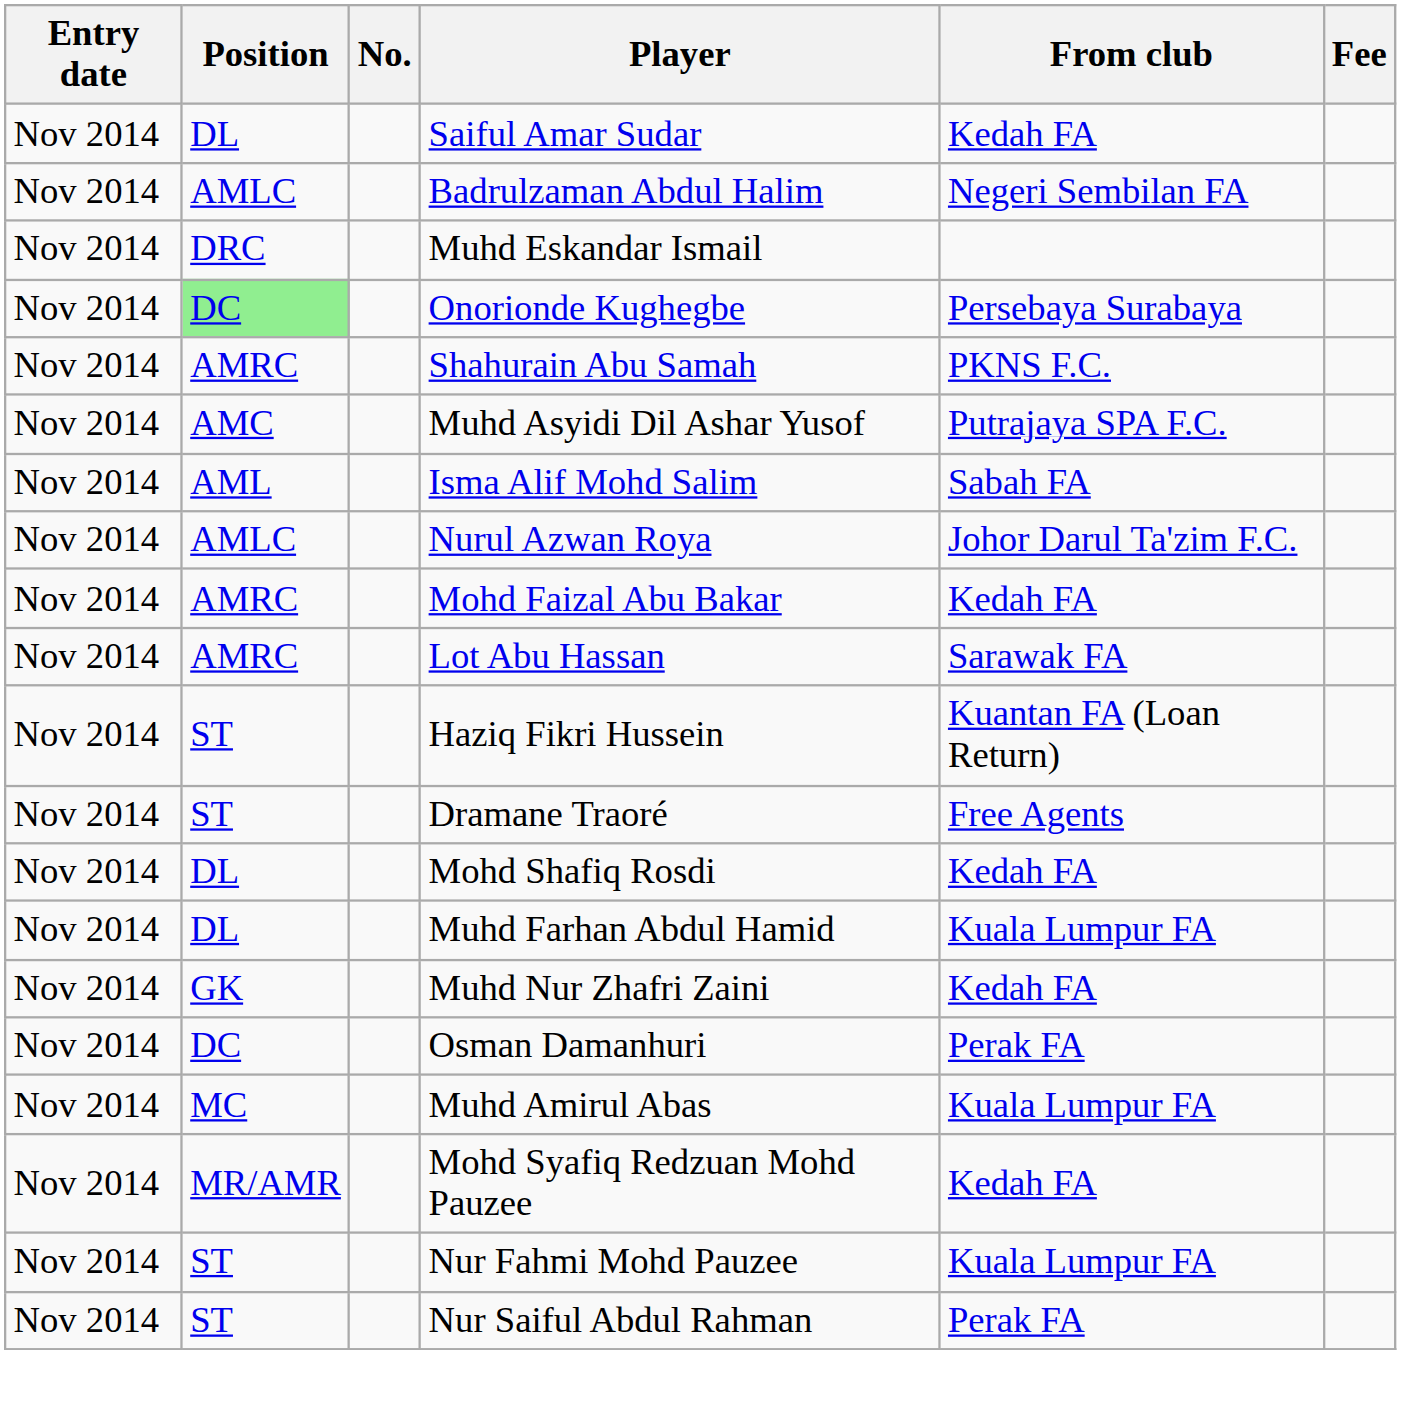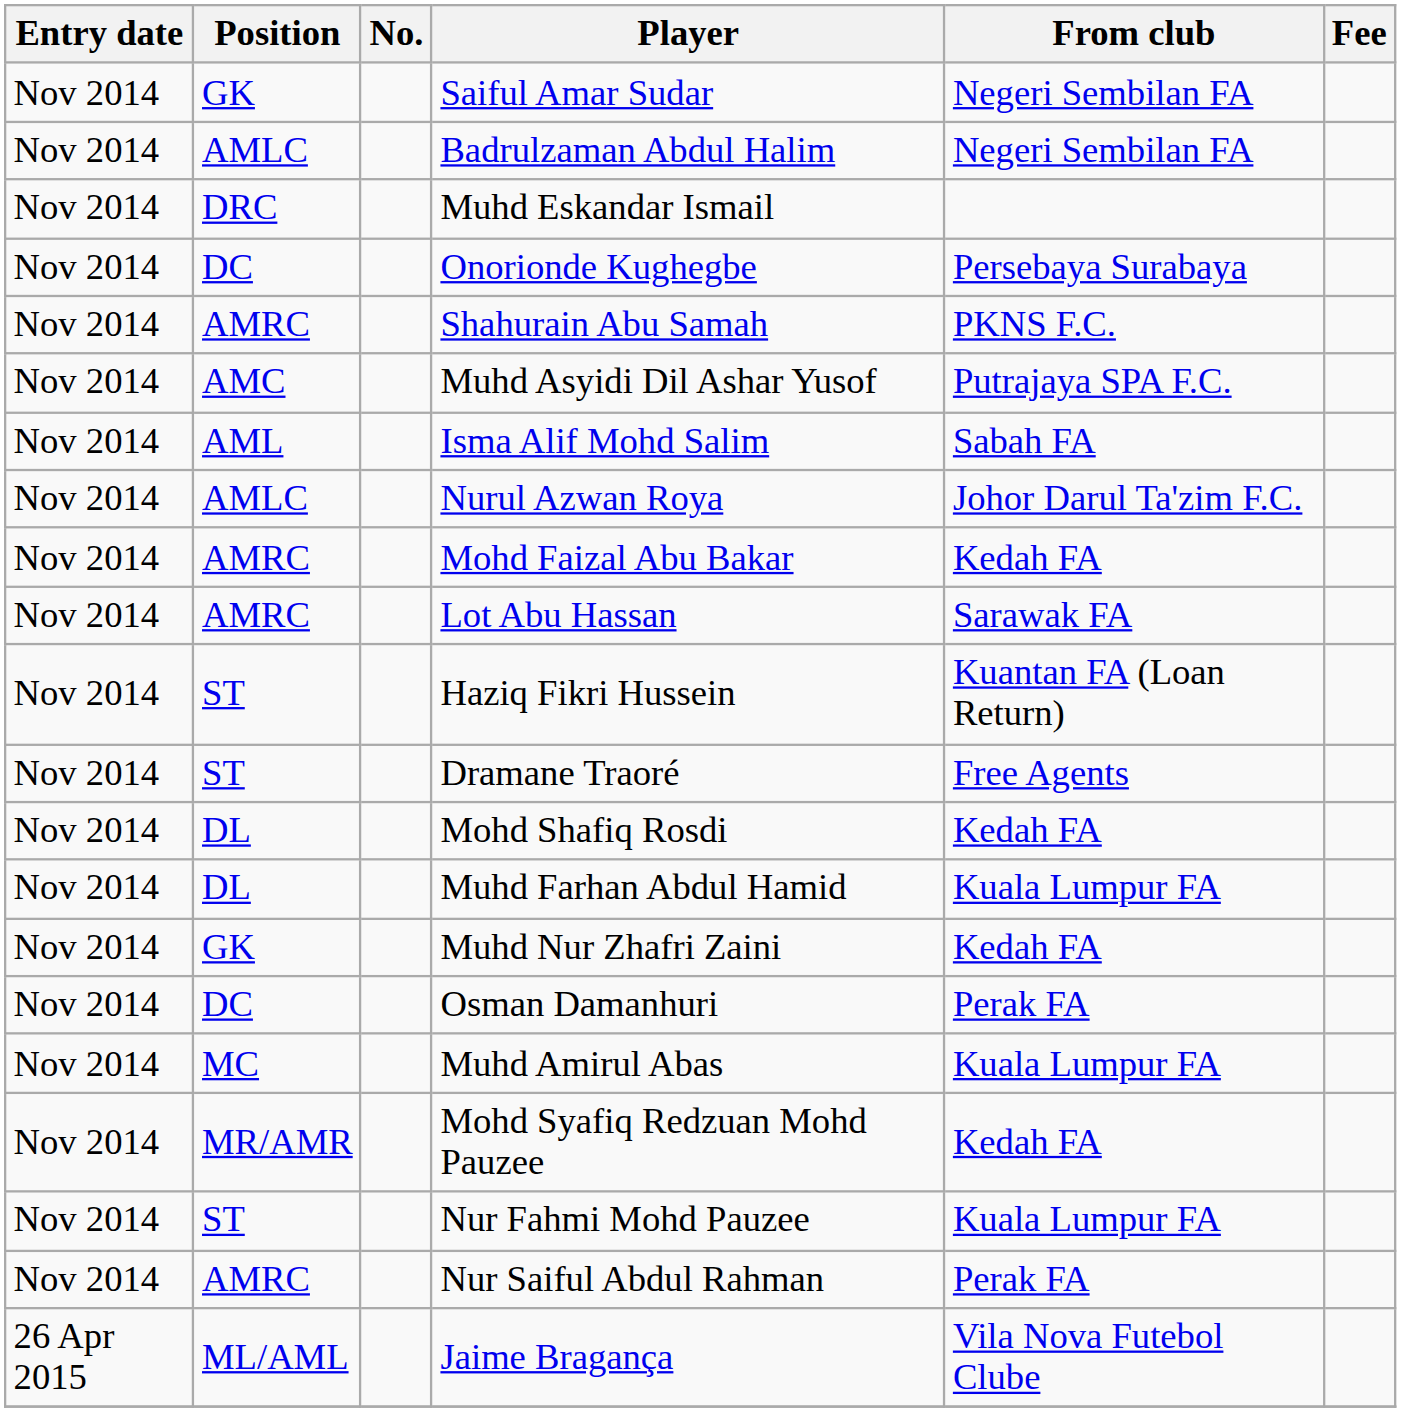(215, 132) DL -> (228, 91) GK
(1022, 132) Kedah FA -> (1103, 91) Negeri Sembilan FA
(216, 307) lightgreen background -> (227, 265) no background
(212, 1319) ST -> (256, 1278) AMRC
+ row: (557, 1356)
